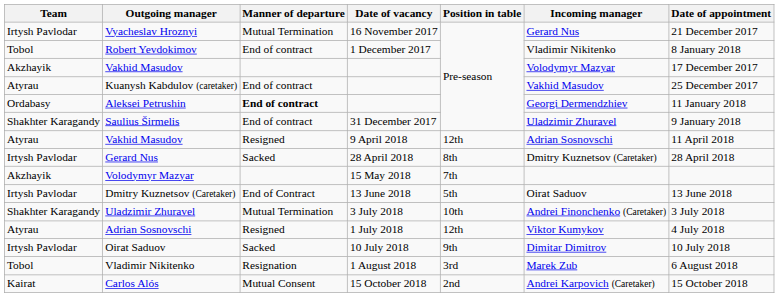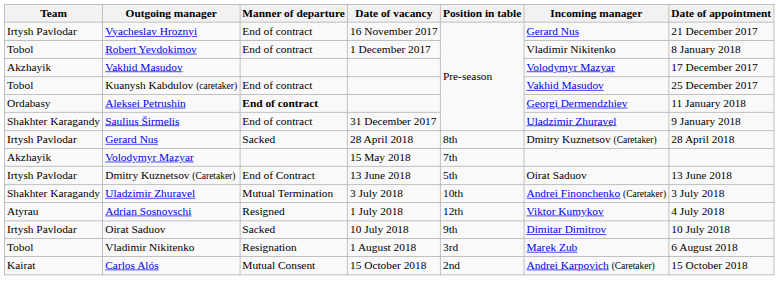(288, 31) Mutual Termination -> (277, 31) End of contract
(23, 85) Atyrau -> (20, 85) Tobol
- row: (144, 139)
